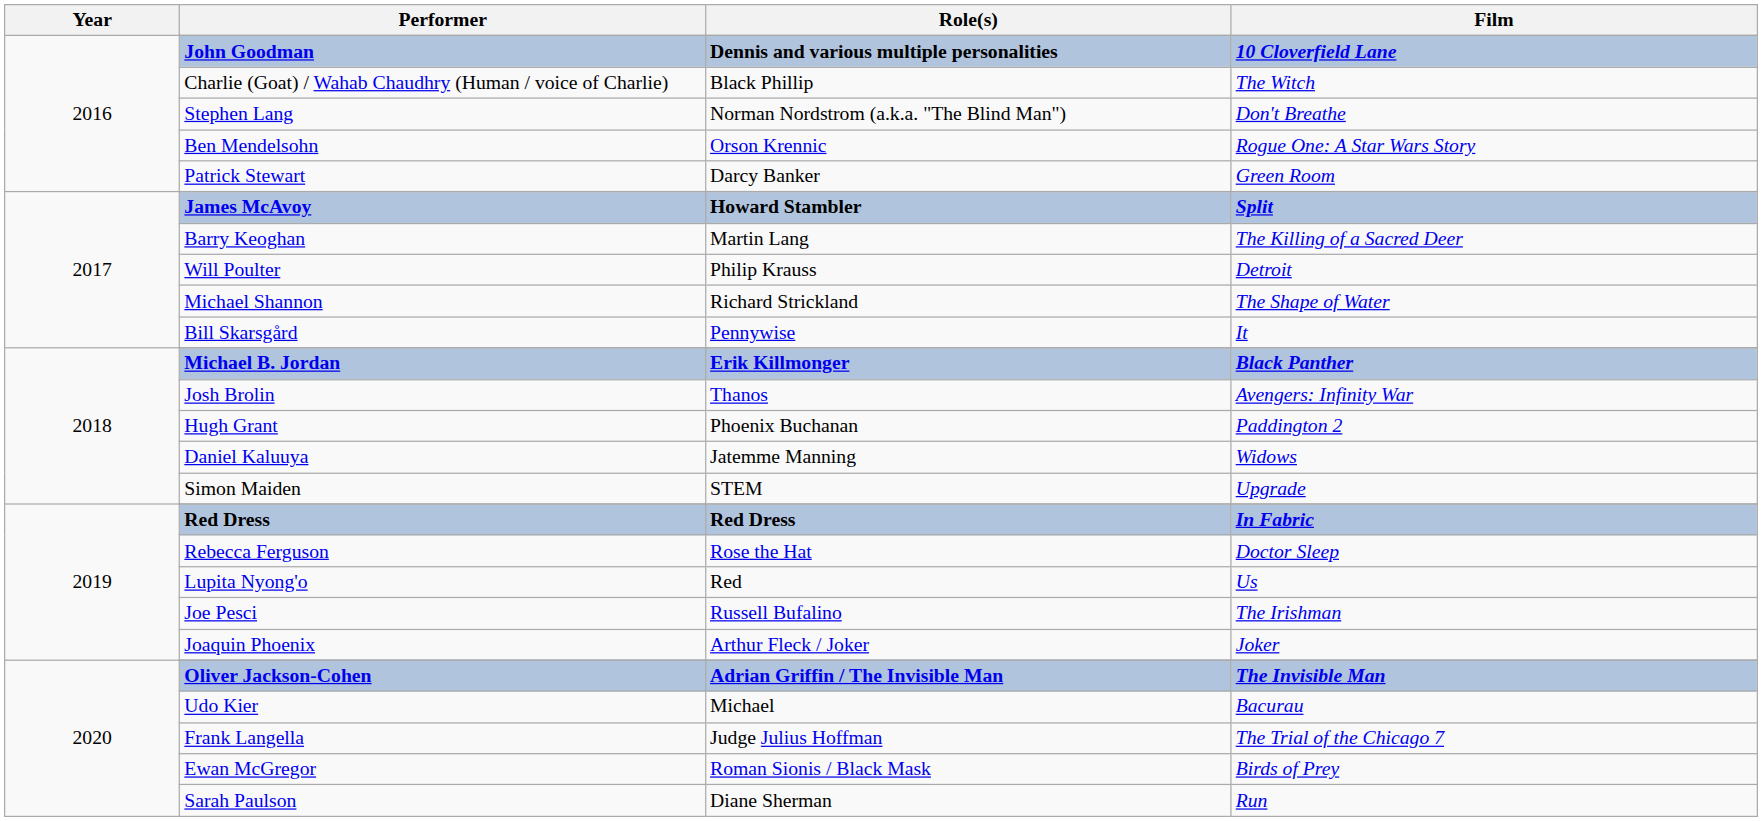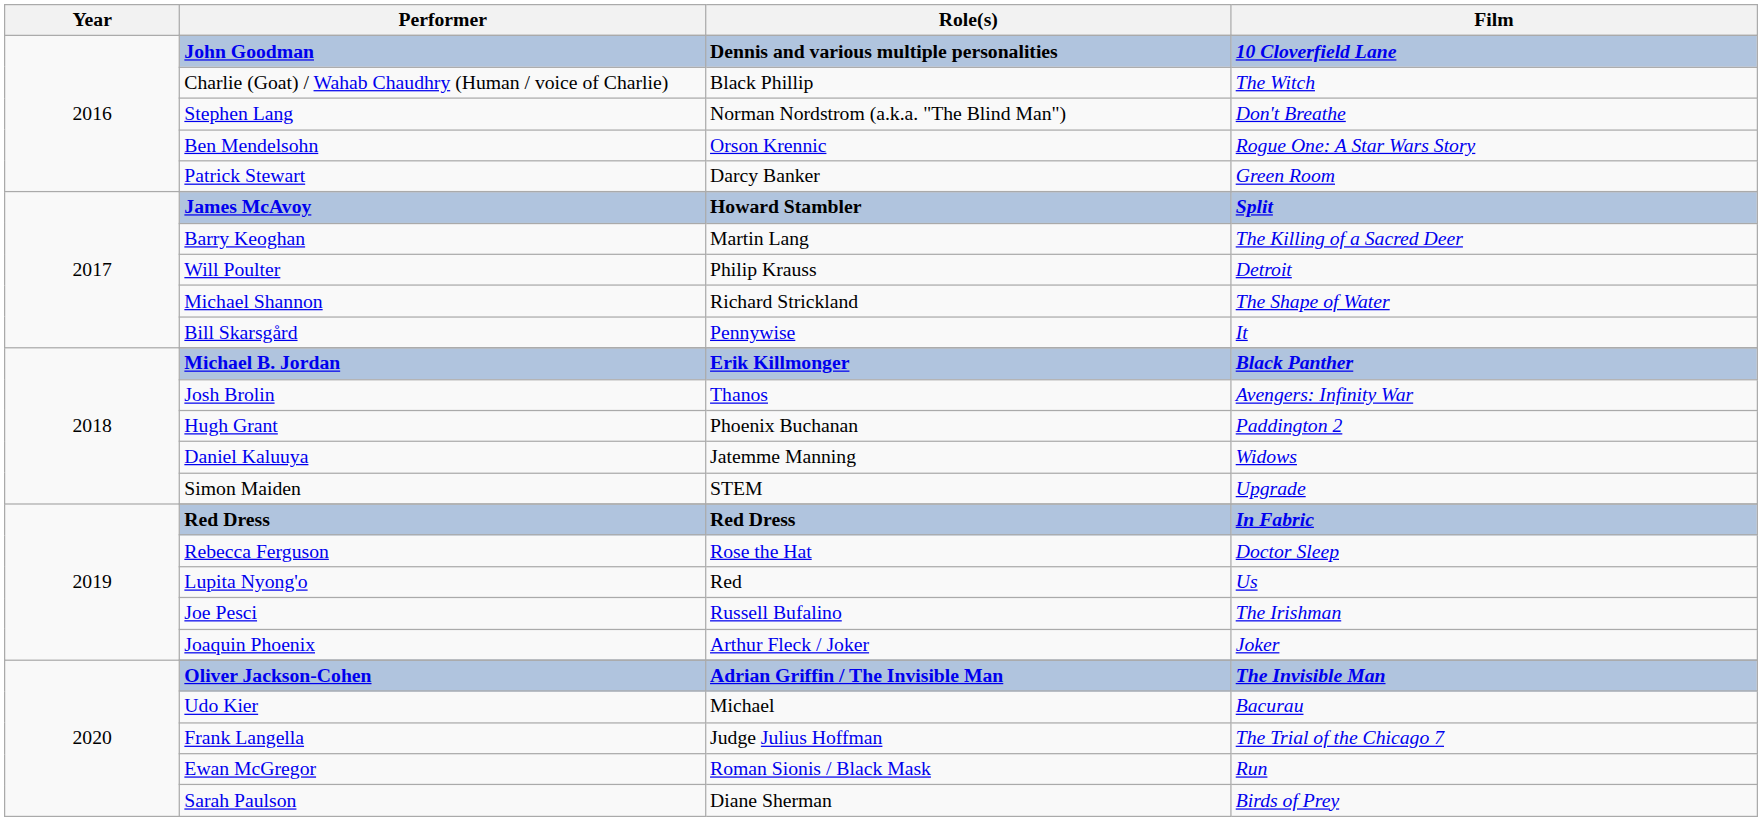(1287, 769) Birds of Prey -> (1252, 769) Run
(1252, 800) Run -> (1287, 800) Birds of Prey
